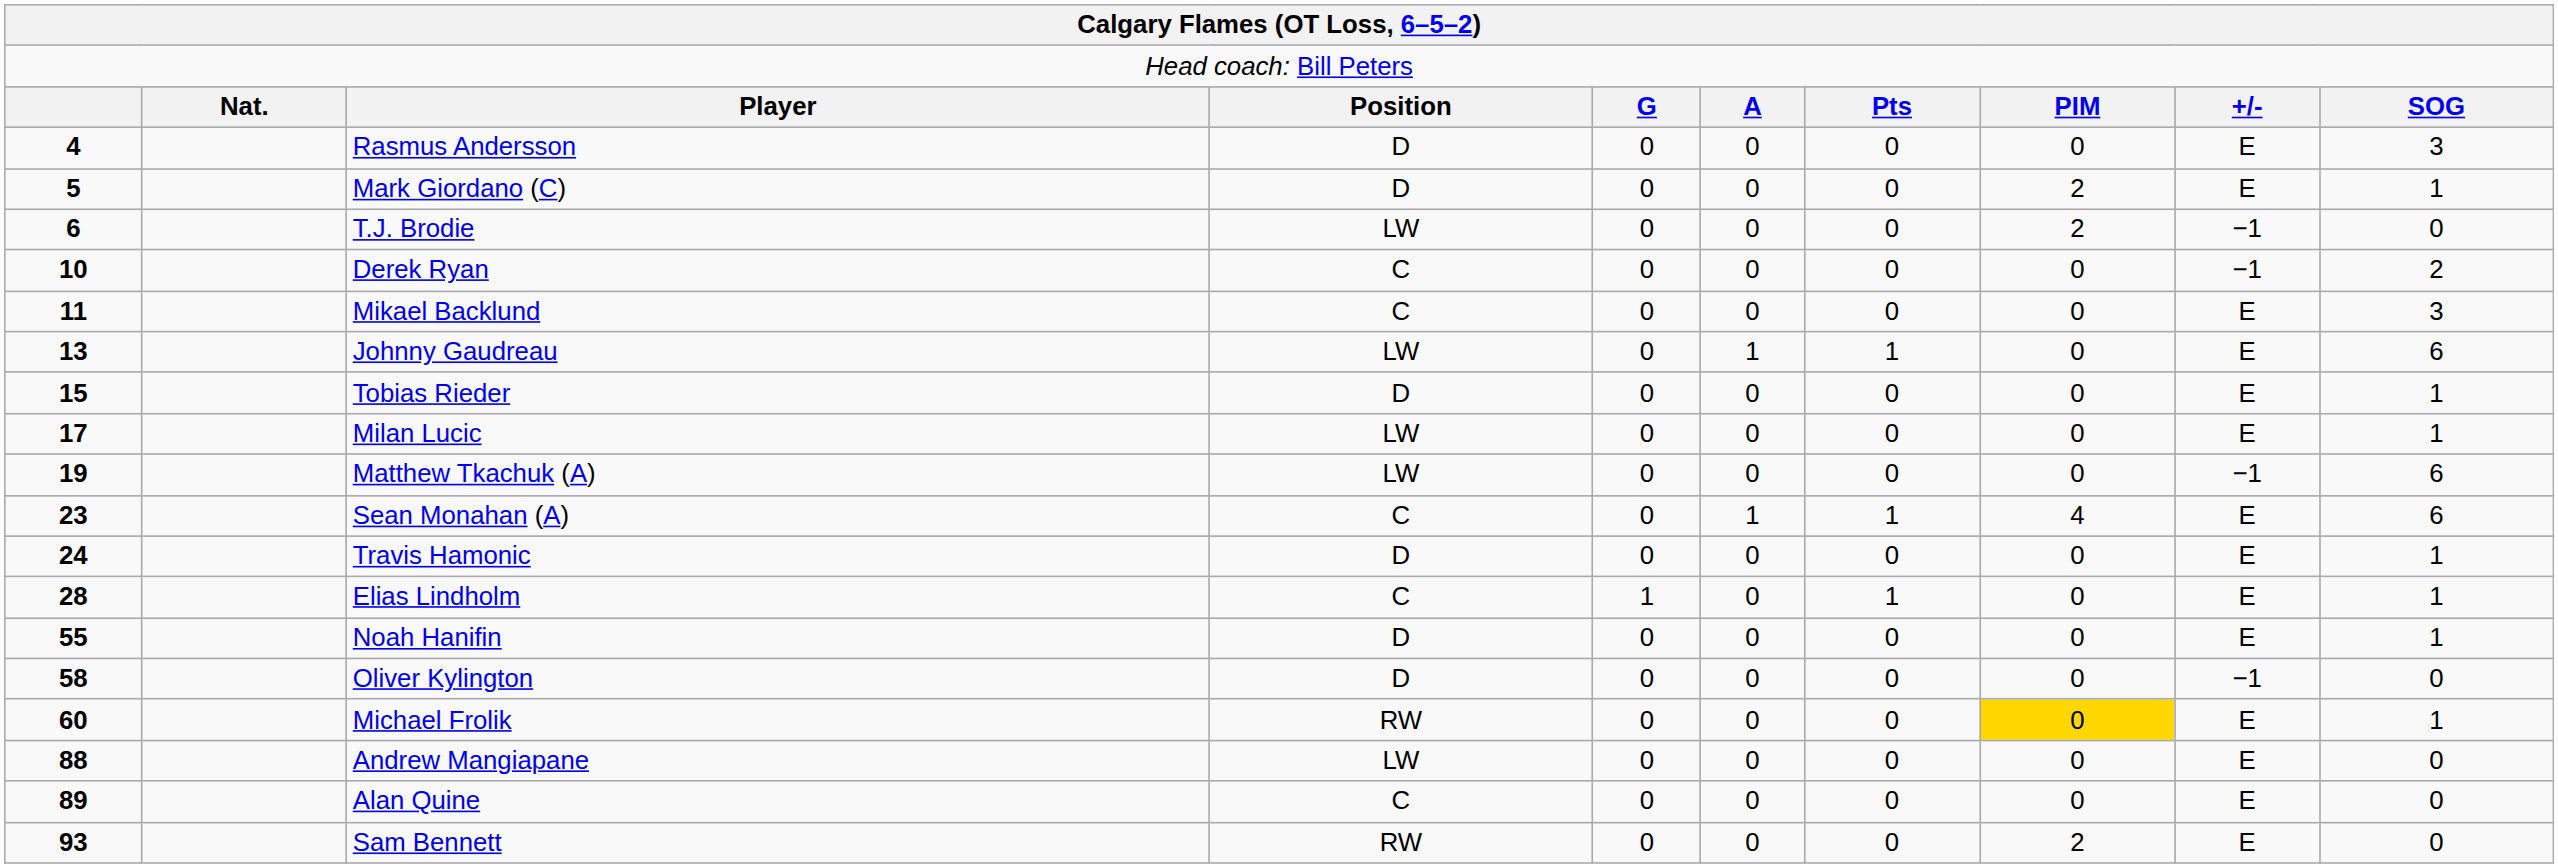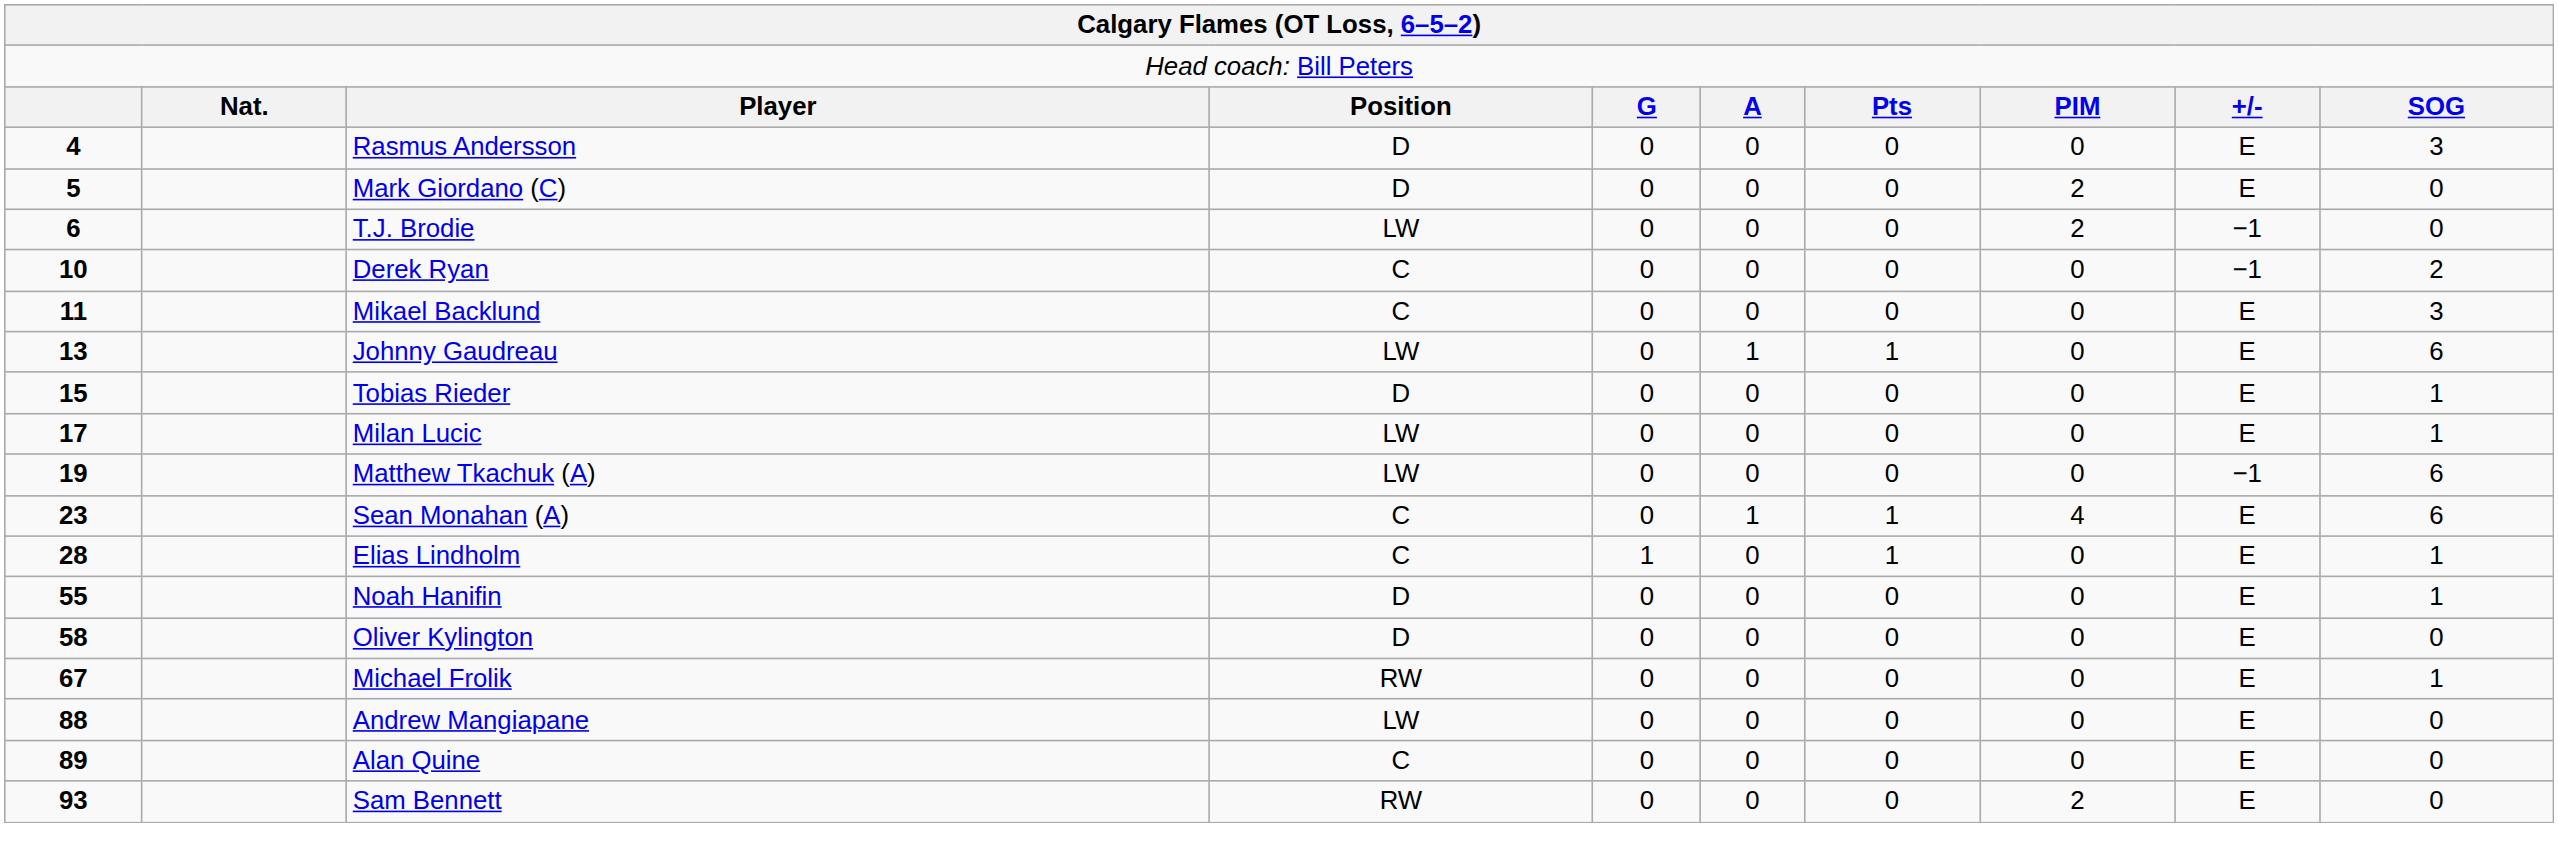(2436, 188) 1 -> (2436, 188) 0
- row: (442, 556)
(2247, 678) −1 -> (2247, 637) E
(73, 719) 60 -> (73, 678) 67
(2077, 719) gold background -> (2077, 678) no background
